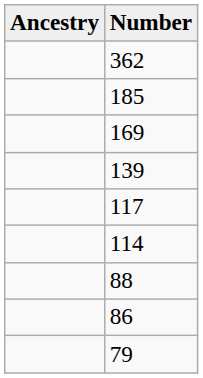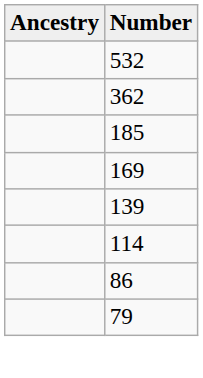+ row: (127, 59)
- row: (127, 206)
- row: (121, 280)
